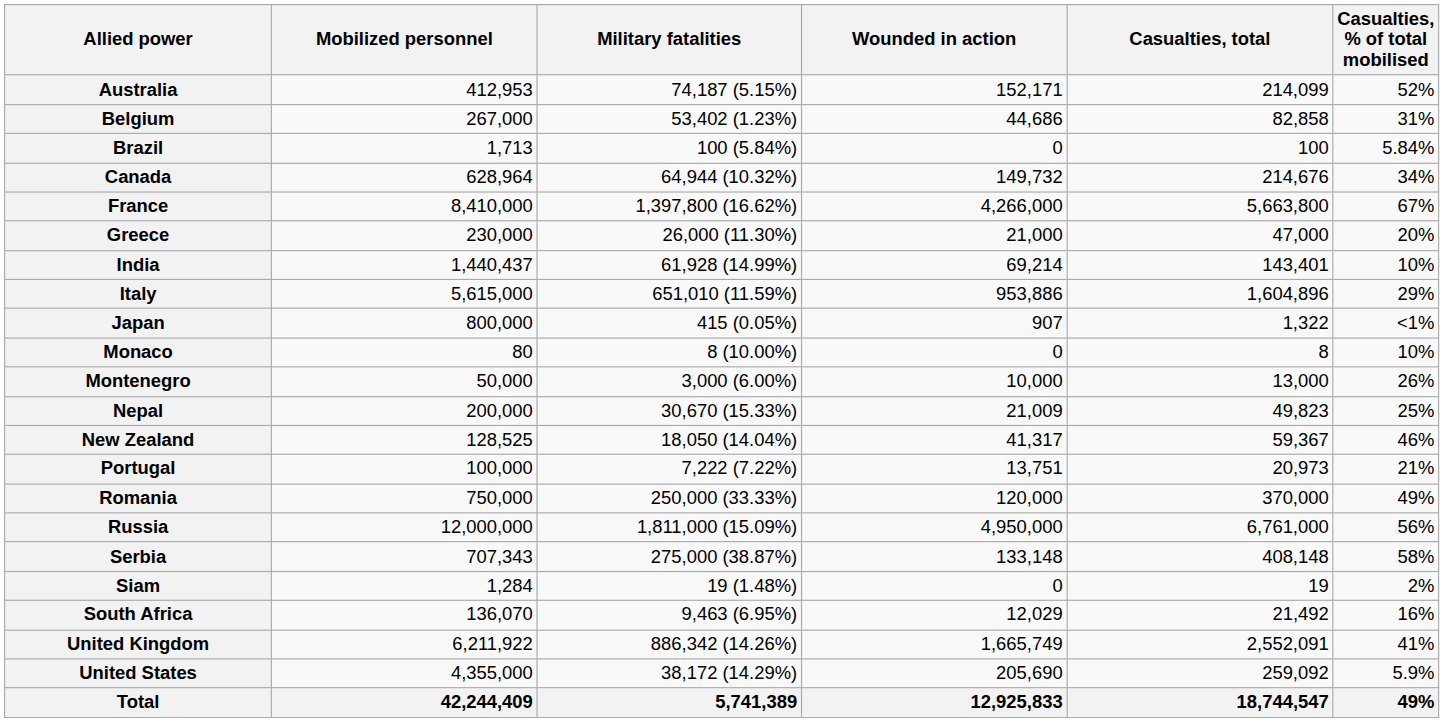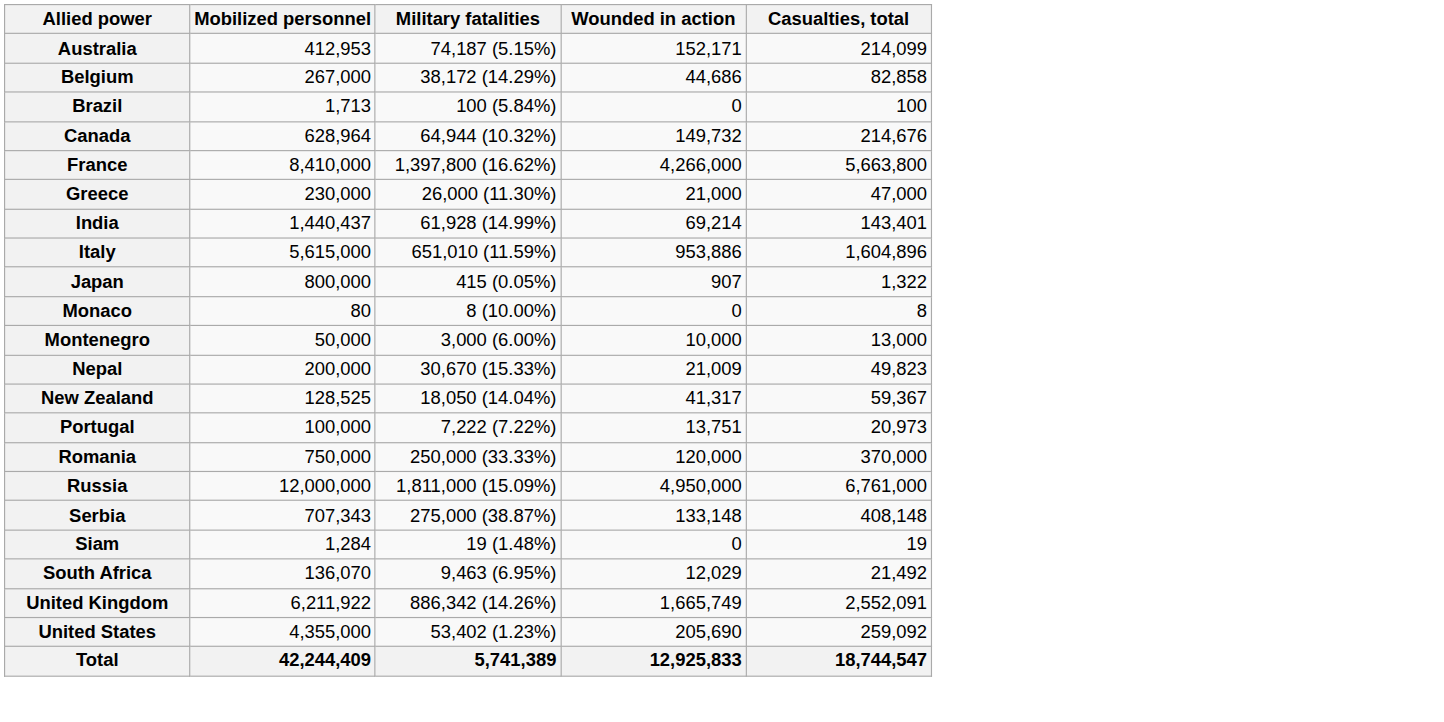- column: (1386, 39)
(734, 118) 53,402 (1.23%) -> (488, 77) 38,172 (14.29%)
(729, 673) 38,172 (14.29%) -> (493, 631) 53,402 (1.23%)
